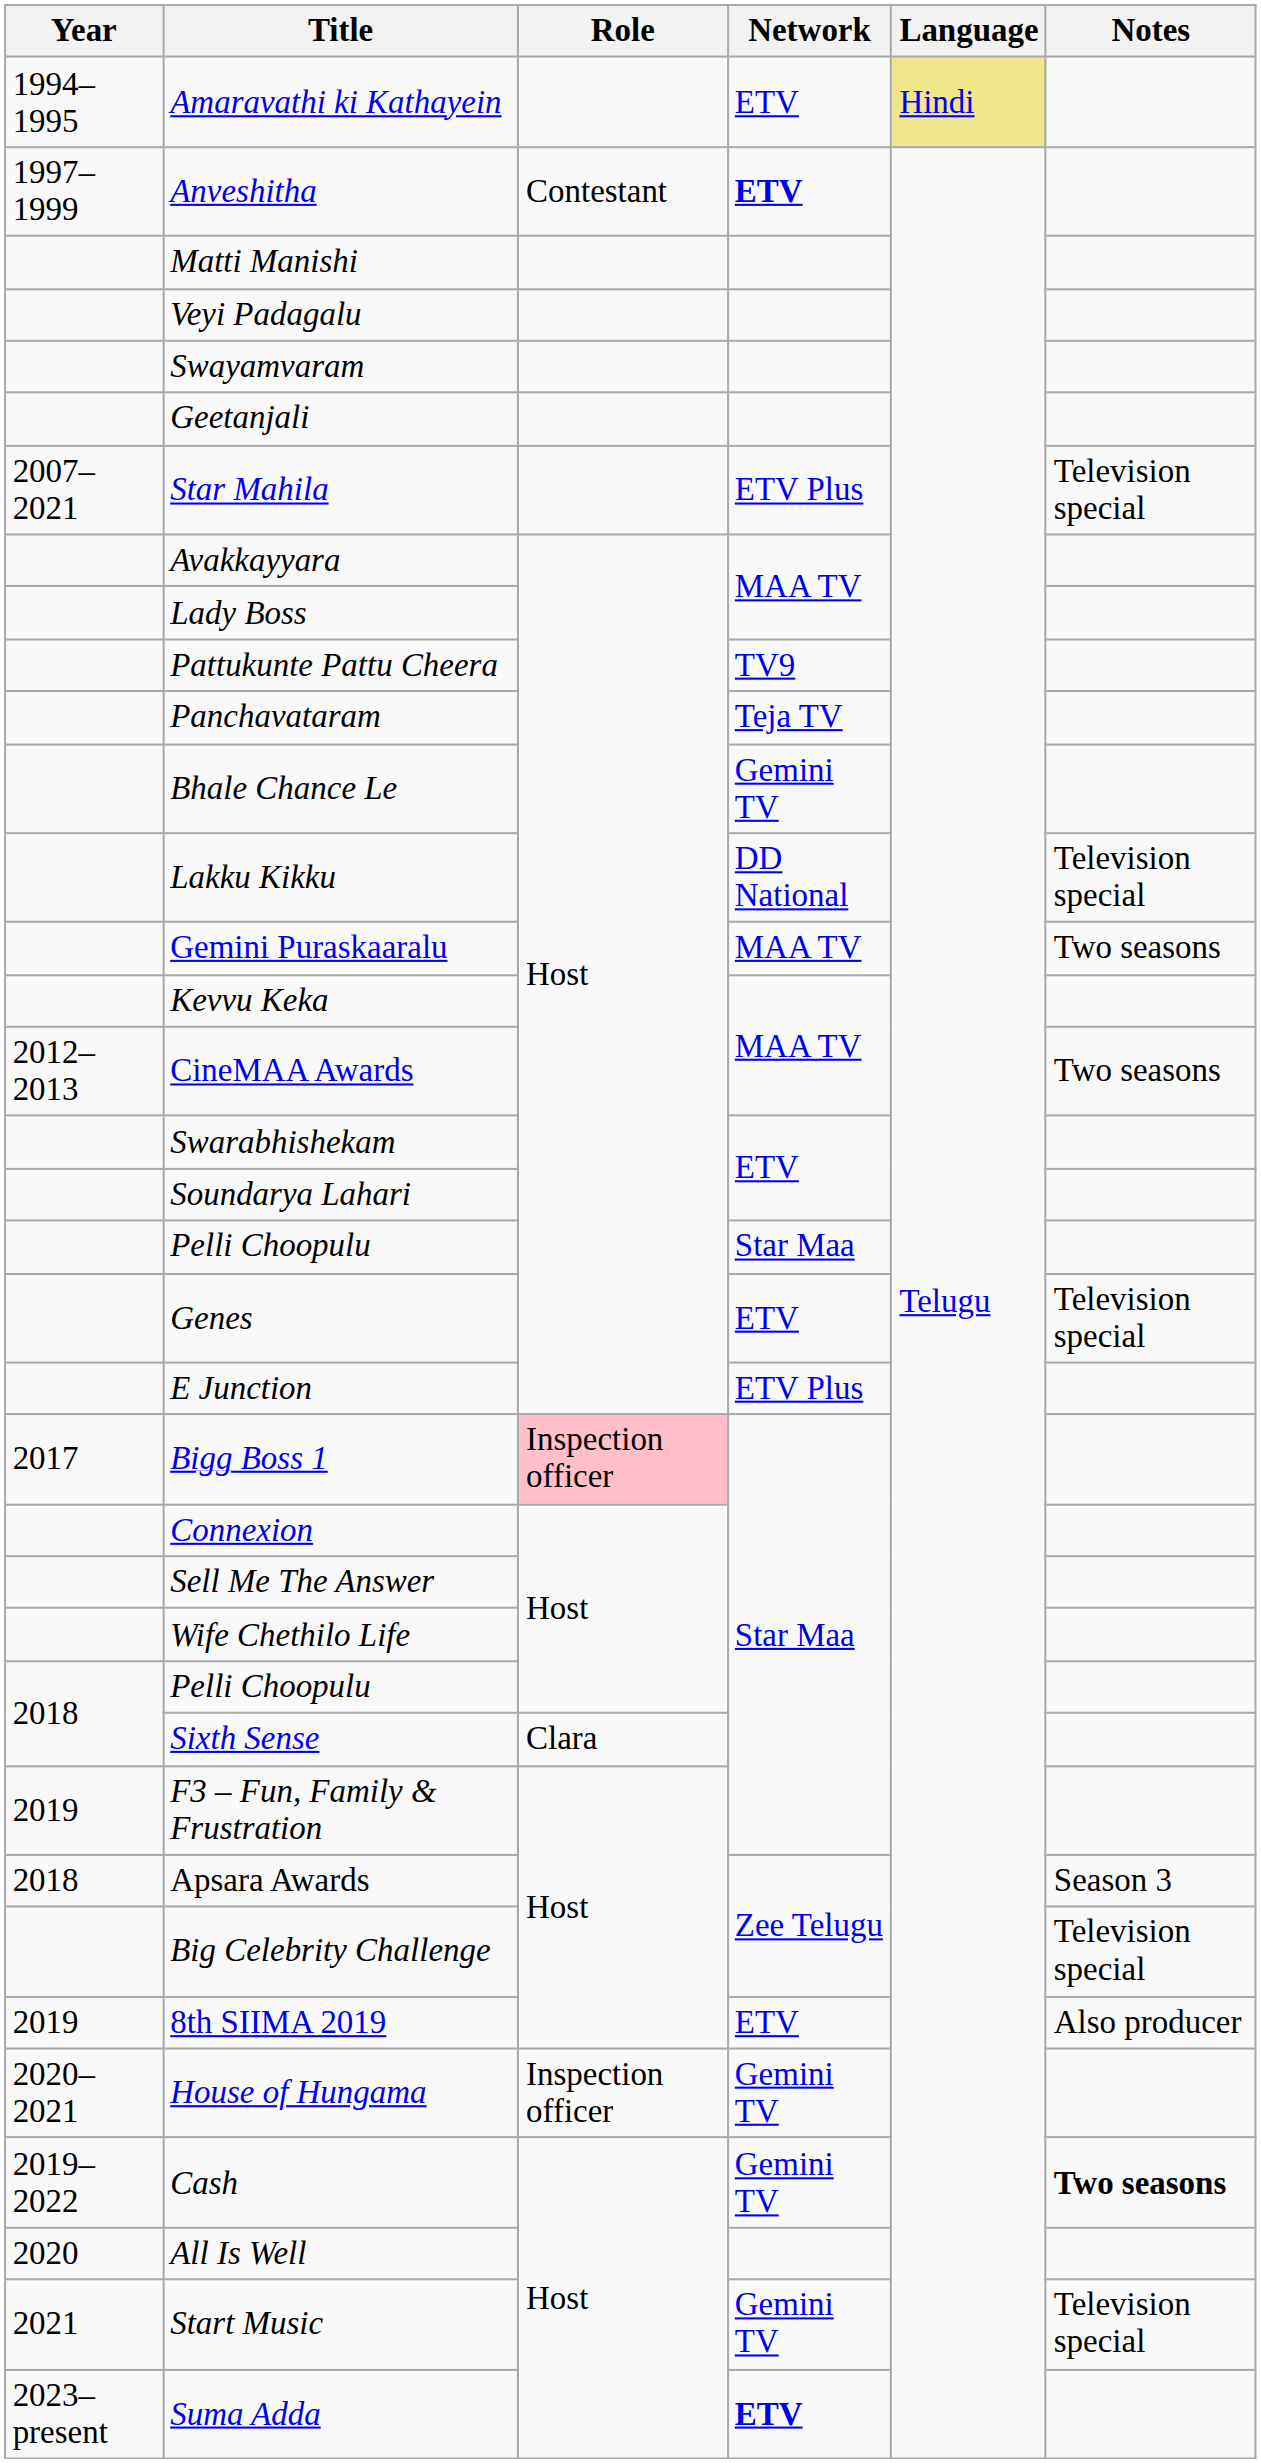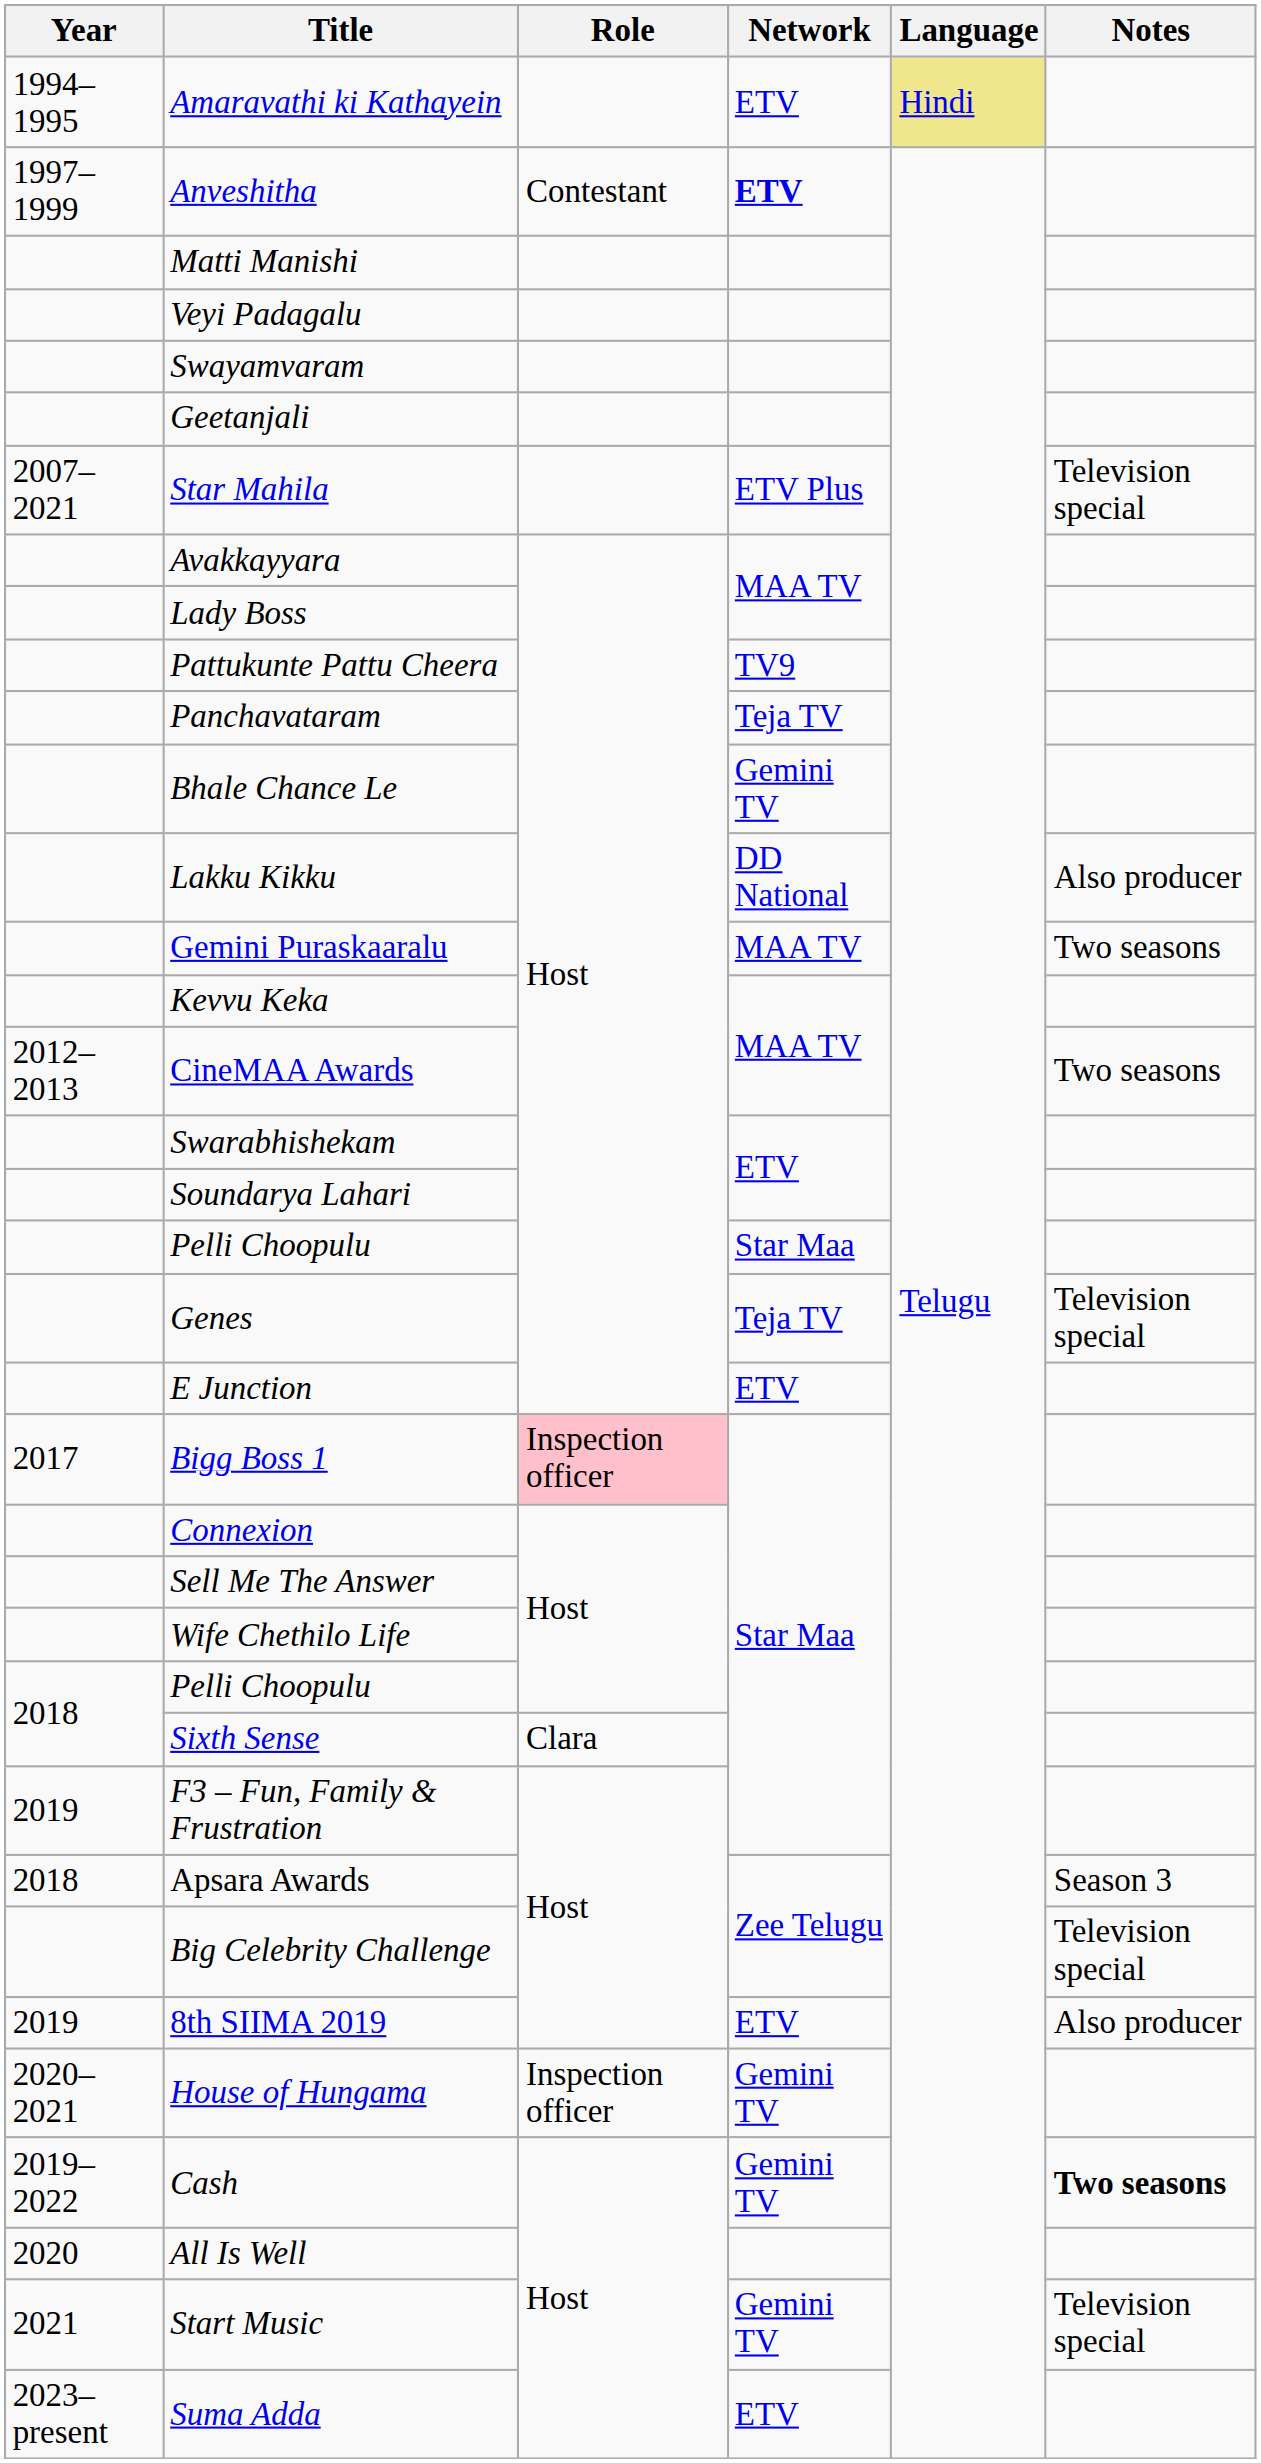(1122, 877) Television special -> (1148, 877) Also producer
(767, 1317) ETV -> (789, 1317) Teja TV
(799, 1387) ETV Plus -> (767, 1387) ETV
(769, 2413) bold -> (767, 2413) normal
